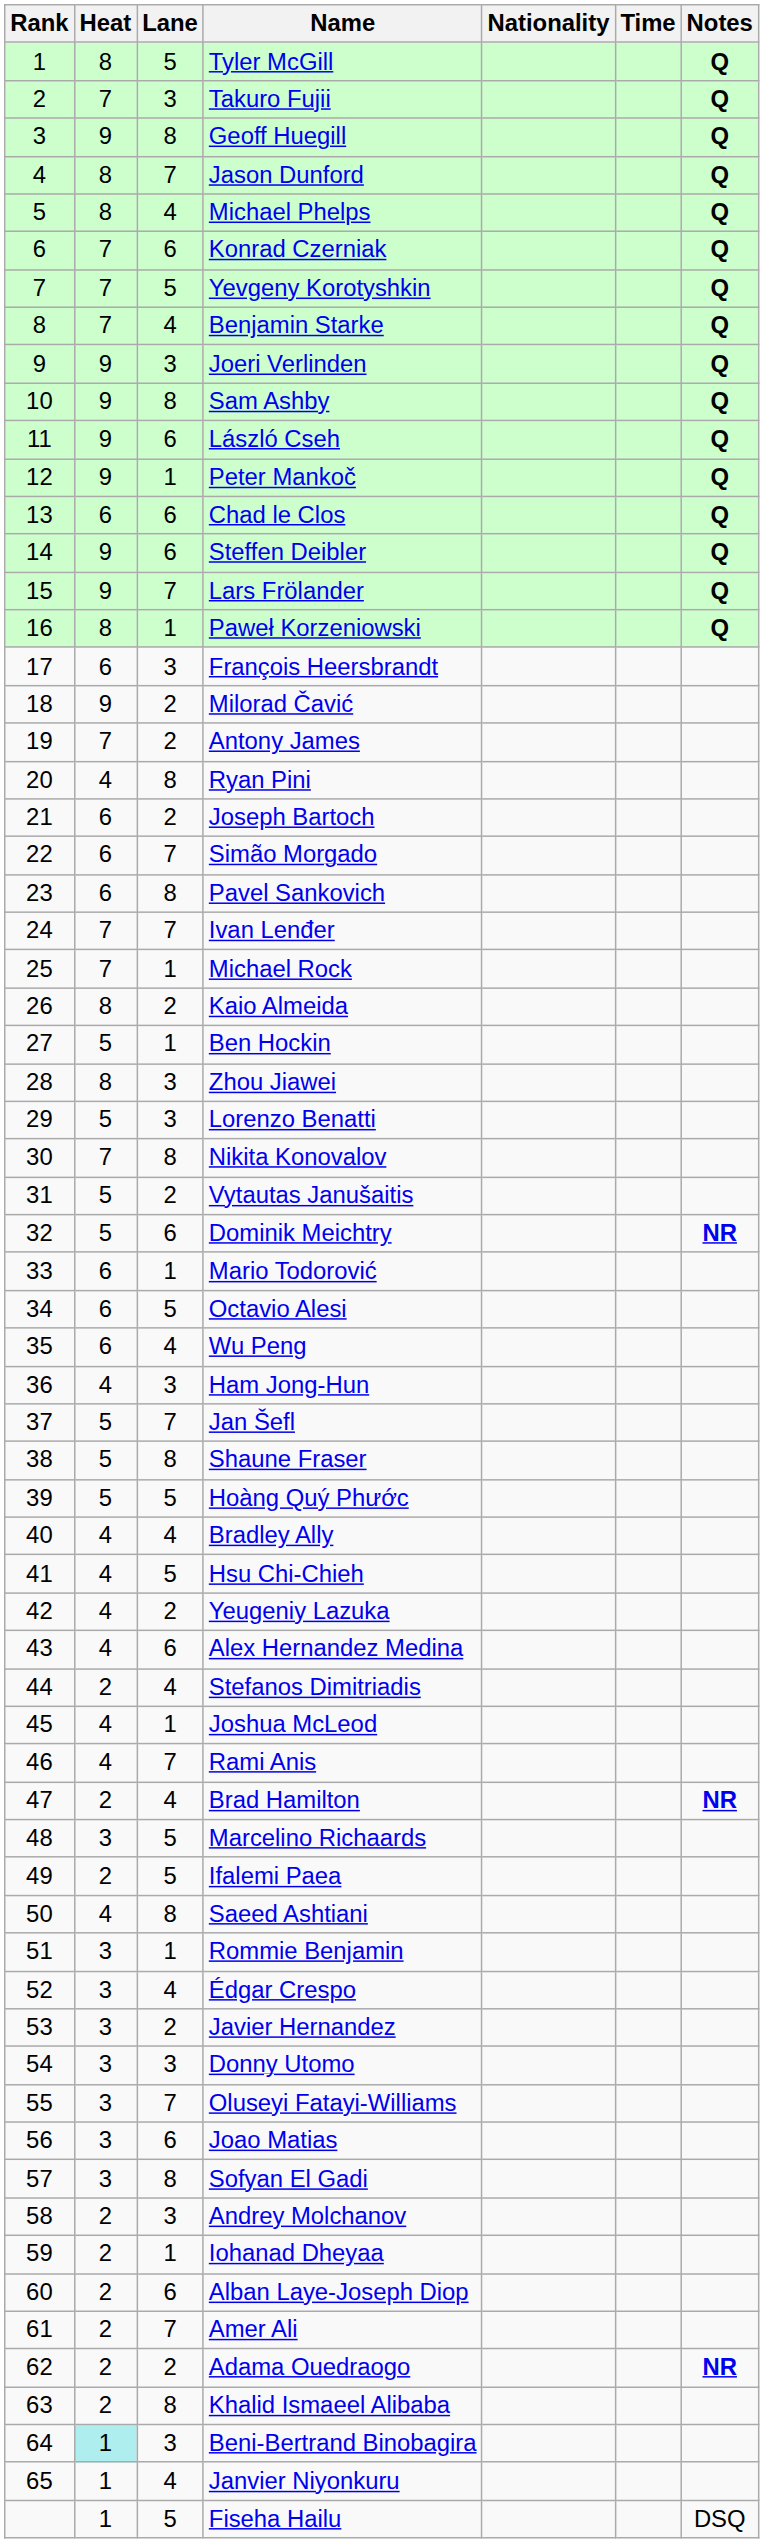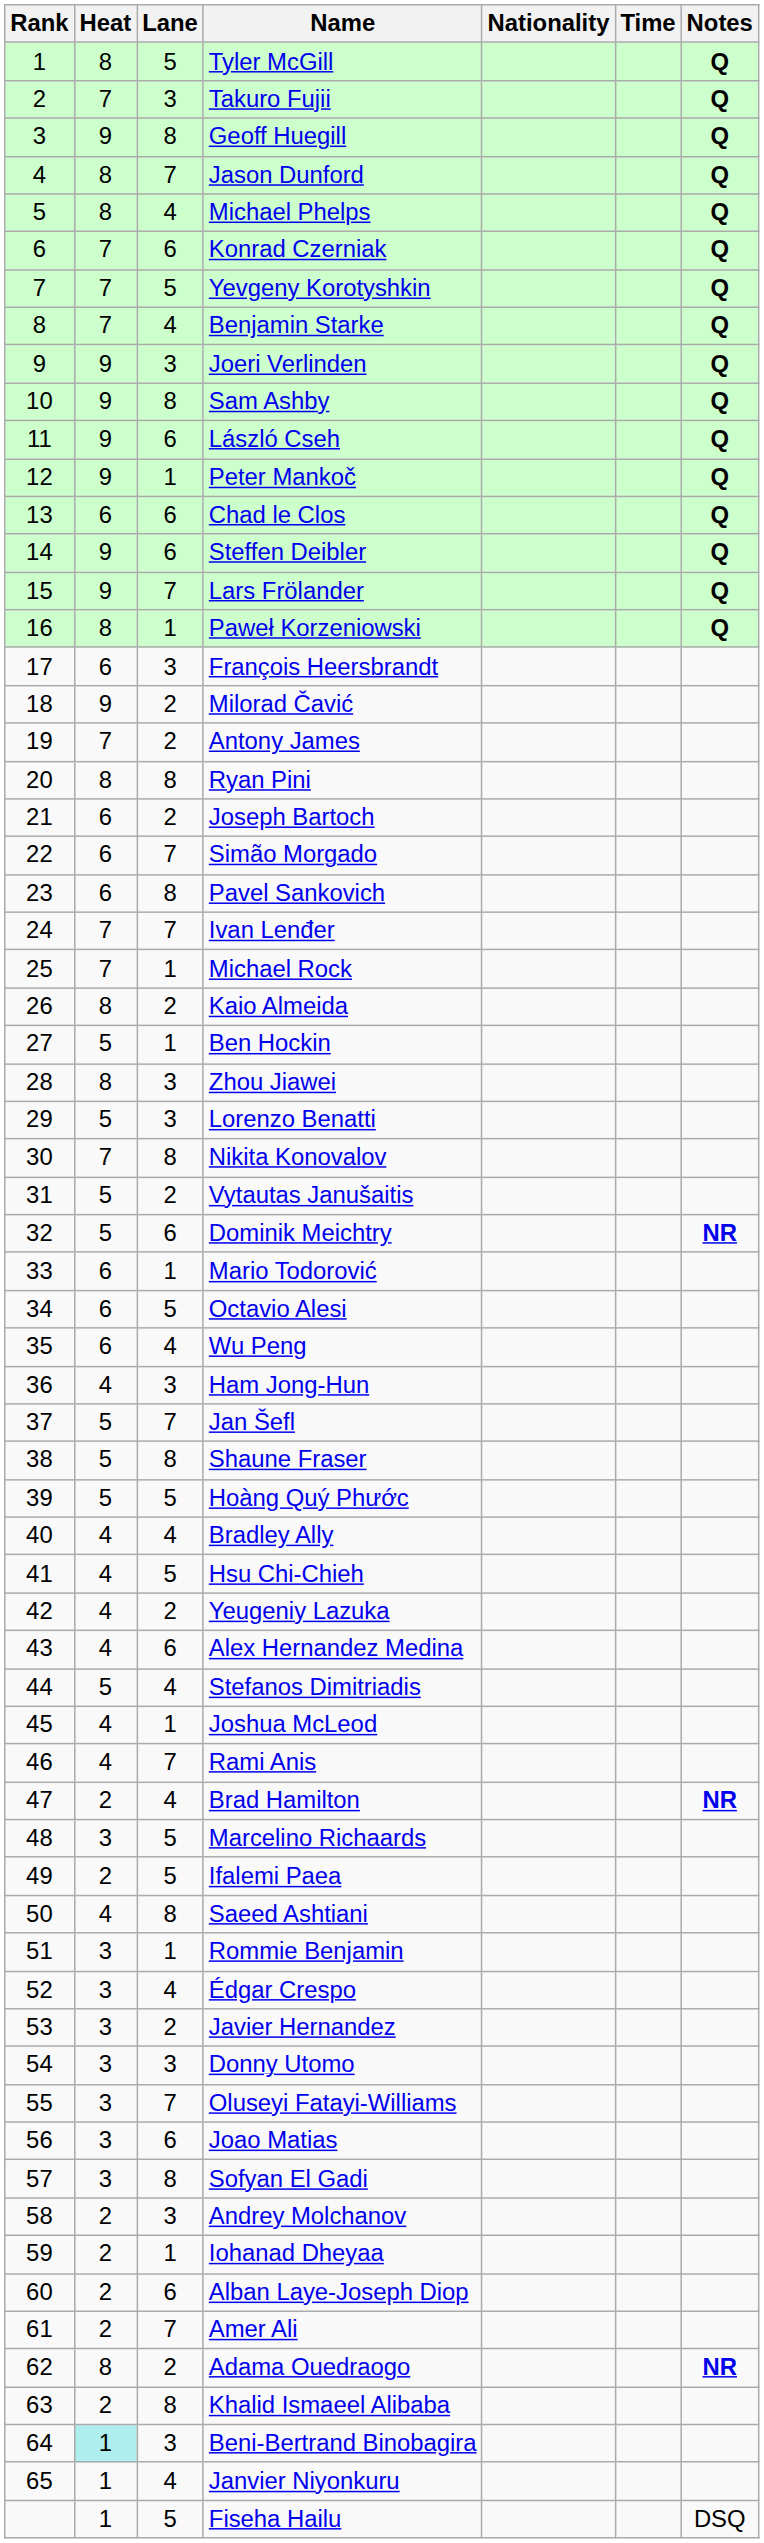(105, 779) 4 -> (105, 779) 8
(105, 1686) 2 -> (105, 1686) 5
(105, 2367) 2 -> (105, 2367) 8
